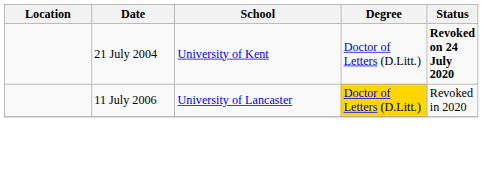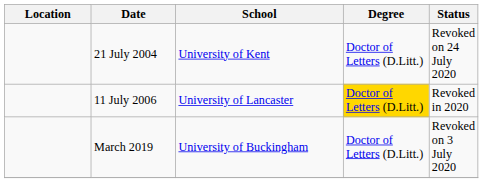(452, 53) bold -> (453, 53) normal
+ row: (124, 147)
